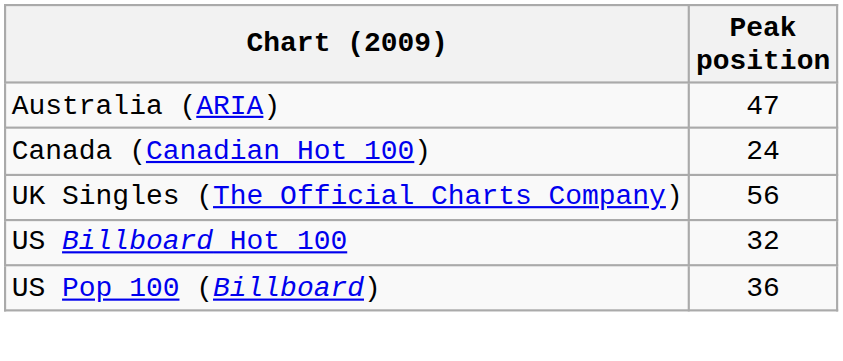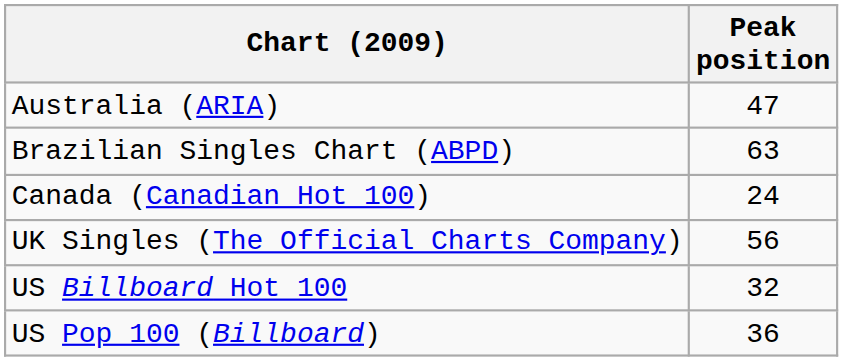+ row: (263, 151)
